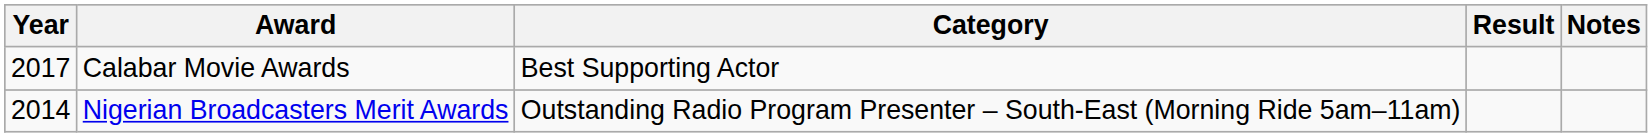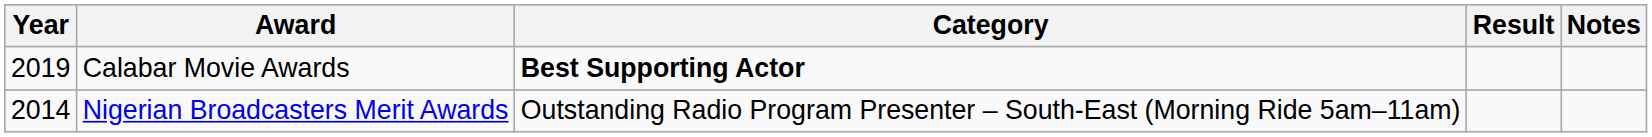(41, 68) 2017 -> (41, 68) 2019
(650, 68) normal -> (663, 68) bold
